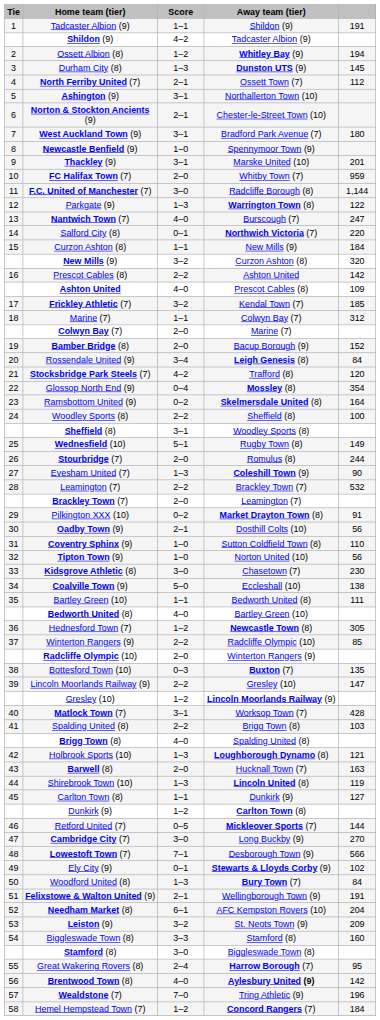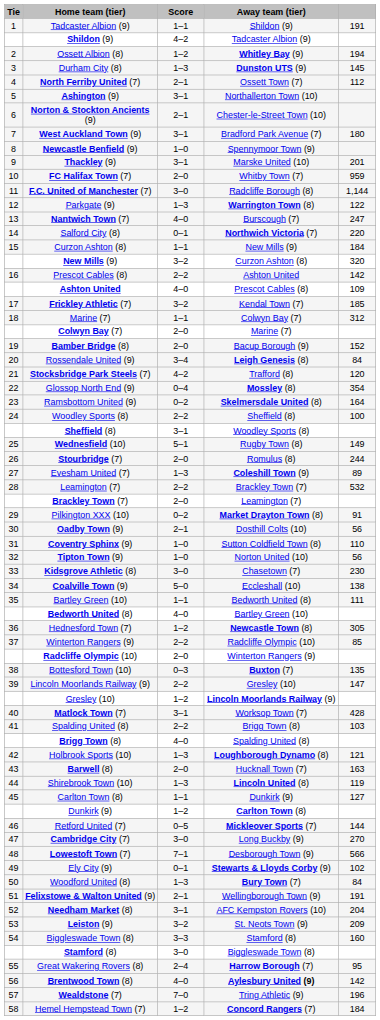(357, 473) 90 -> (357, 473) 89
(181, 910) 6–1 -> (181, 910) 3–1
